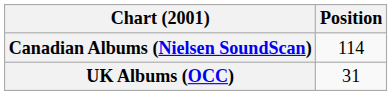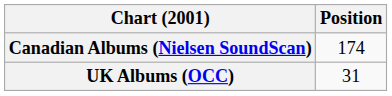(351, 47) 114 -> (351, 47) 174
